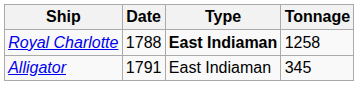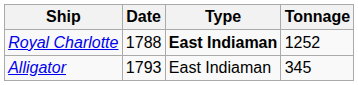(302, 42) 1258 -> (302, 42) 1252
(144, 67) 1791 -> (144, 67) 1793
